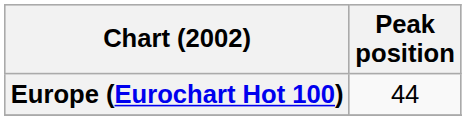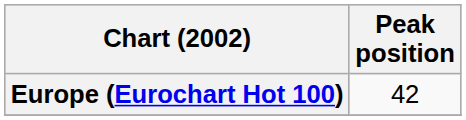(405, 94) 44 -> (405, 94) 42
